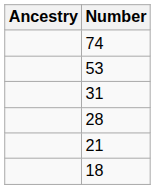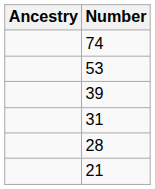+ row: (94, 94)
- row: (94, 171)
